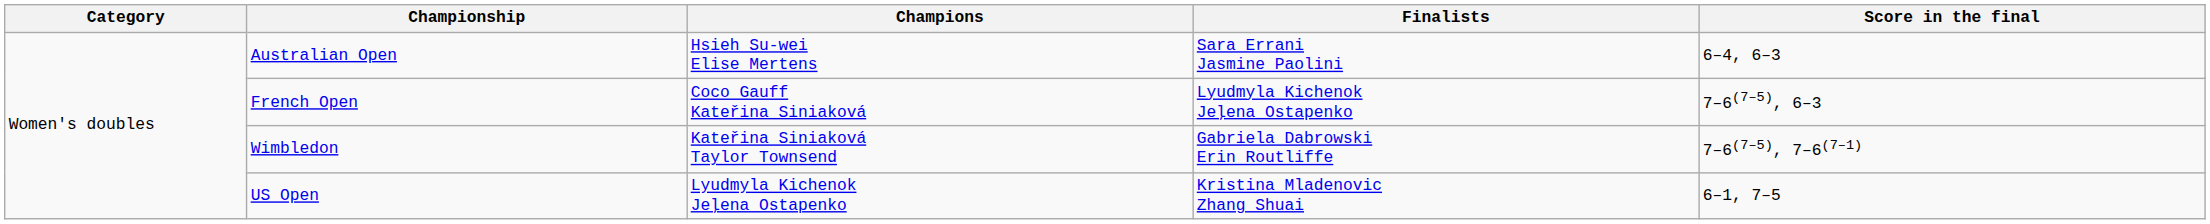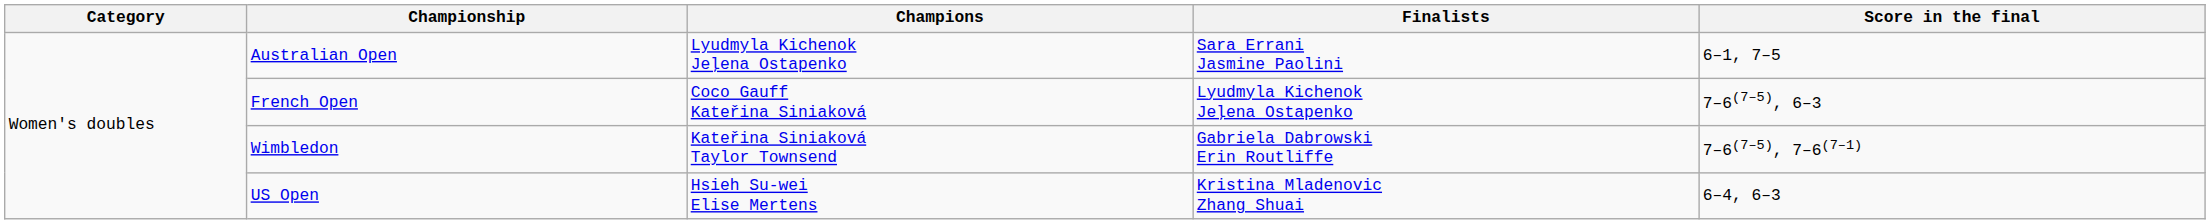(754, 55) Hsieh Su-wei Elise Mertens -> (774, 55) Lyudmyla Kichenok Jeļena Ostapenko
(1742, 55) 6–4, 6–3 -> (1742, 55) 6–1, 7–5
(774, 195) Lyudmyla Kichenok Jeļena Ostapenko -> (754, 195) Hsieh Su-wei Elise Mertens
(1742, 195) 6–1, 7–5 -> (1742, 195) 6–4, 6–3
